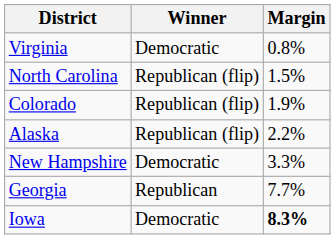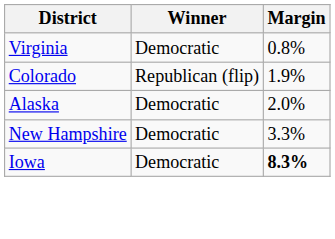- row: (63, 76)
(197, 133) Republican (flip) -> (177, 104) Democratic
(286, 133) 2.2% -> (286, 104) 2.0%
- row: (38, 190)
